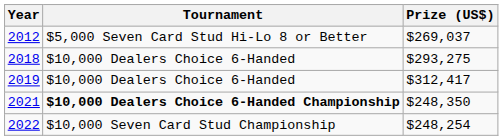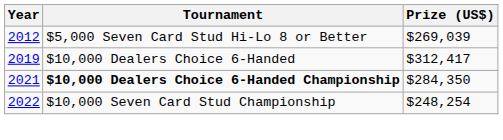(438, 37) $269,037 -> (438, 37) $269,039
- row: (24, 59)
(438, 103) $248,350 -> (438, 81) $284,350
